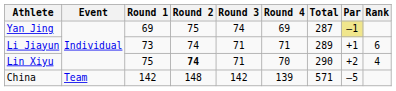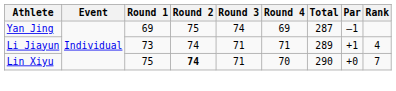(352, 29) khaki background -> (352, 29) no background
(377, 45) 6 -> (377, 45) 4
(352, 61) +2 -> (352, 61) +0
(377, 61) 4 -> (377, 61) 7
- row: (21, 78)
